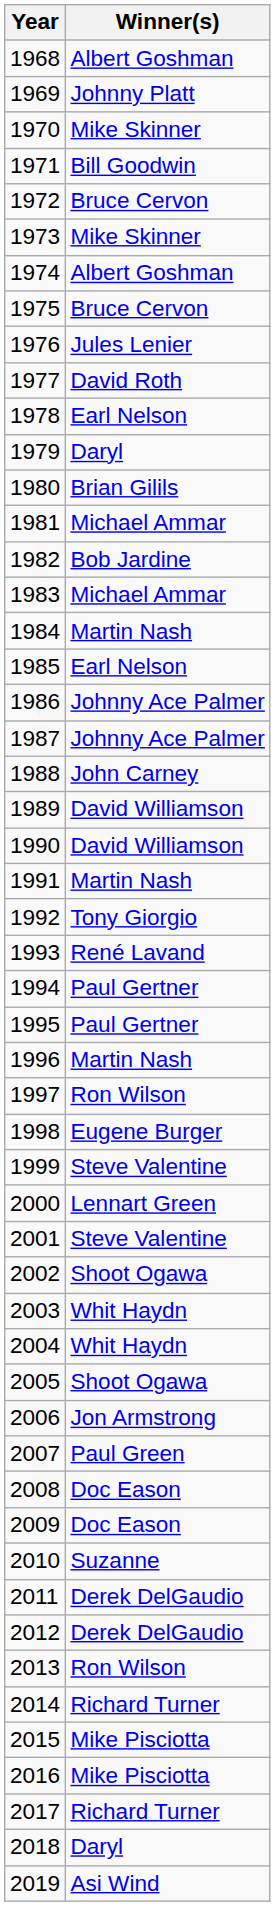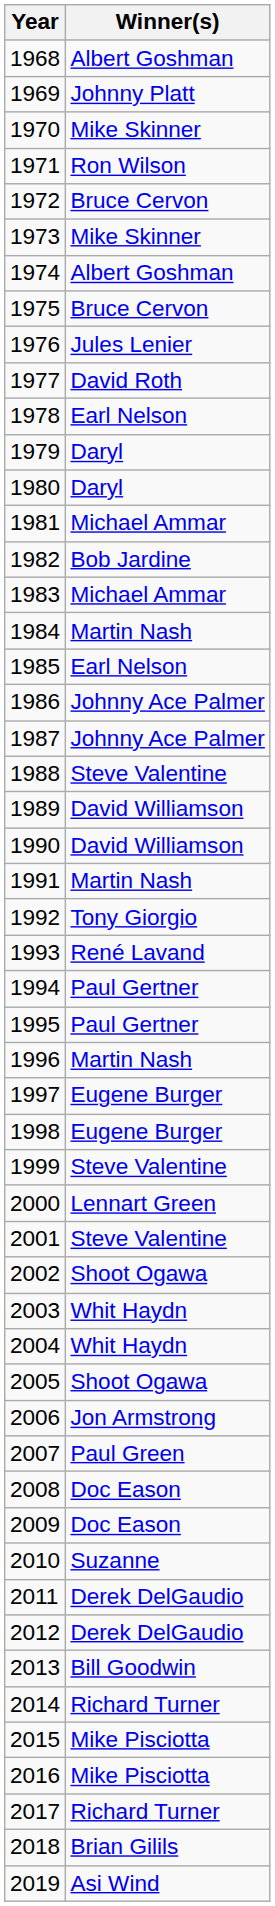(133, 165) Bill Goodwin -> (128, 165) Ron Wilson
(124, 487) Brian Gilils -> (97, 487) Daryl
(134, 773) John Carney -> (149, 773) Steve Valentine
(128, 1095) Ron Wilson -> (146, 1095) Eugene Burger
(128, 1668) Ron Wilson -> (133, 1668) Bill Goodwin
(97, 1847) Daryl -> (124, 1847) Brian Gilils
